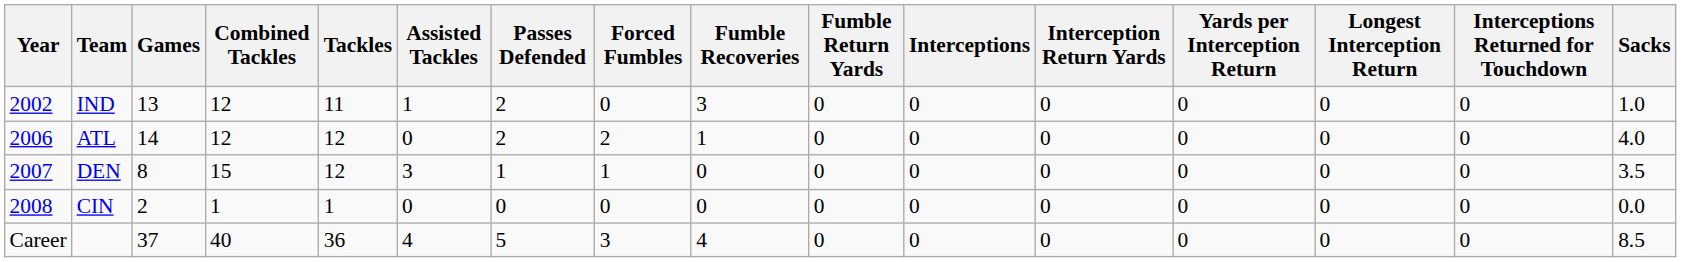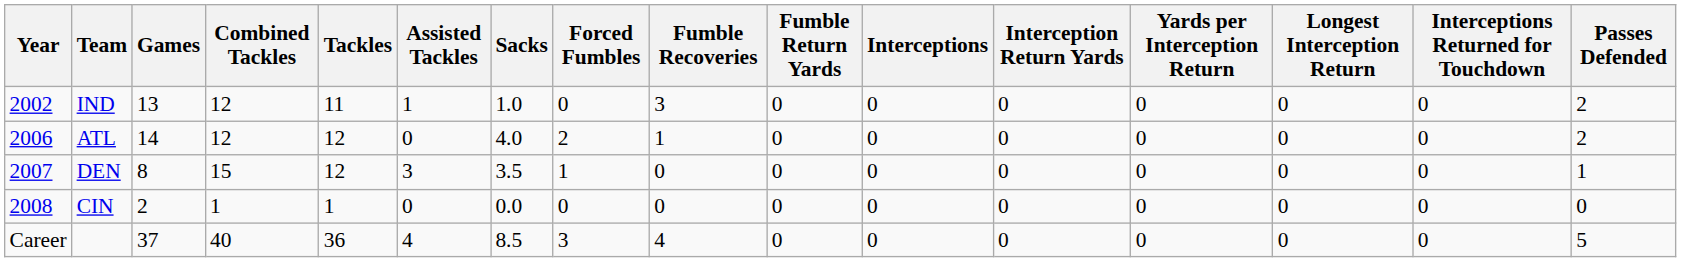columns swapped: (1644, 45) <-> (543, 45)
